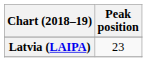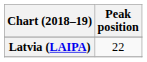(118, 47) 23 -> (118, 47) 22
